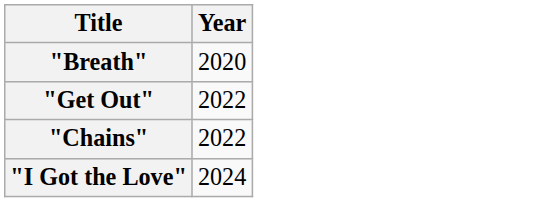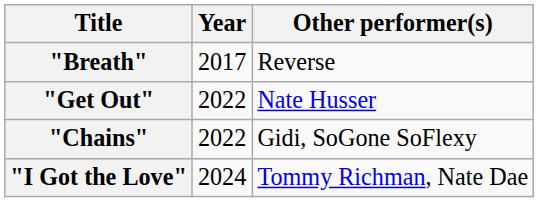+ column: (393, 23)
(222, 61) 2020 -> (222, 61) 2017
